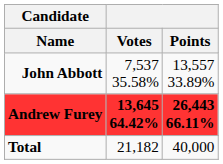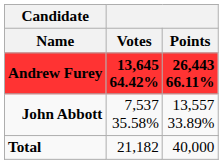rows swapped: (55, 114) <-> (62, 73)
